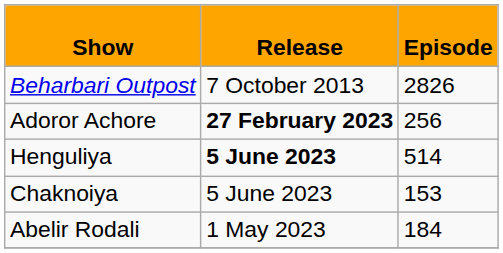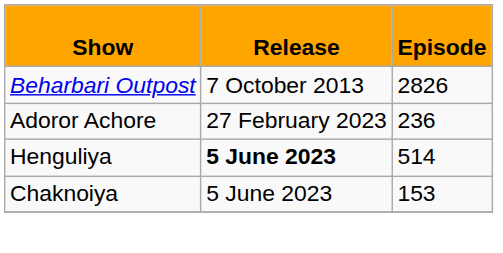(300, 120) bold -> (297, 120) normal
(423, 120) 256 -> (416, 120) 236
- row: (75, 229)
